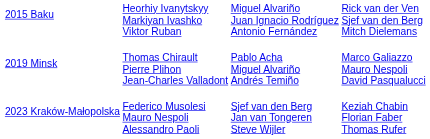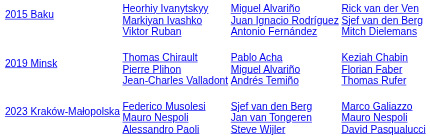(384, 69) Marco Galiazzo Mauro Nespoli David Pasqualucci -> (375, 69) Keziah Chabin Florian Faber Thomas Rufer
(375, 118) Keziah Chabin Florian Faber Thomas Rufer -> (384, 118) Marco Galiazzo Mauro Nespoli David Pasqualucci
